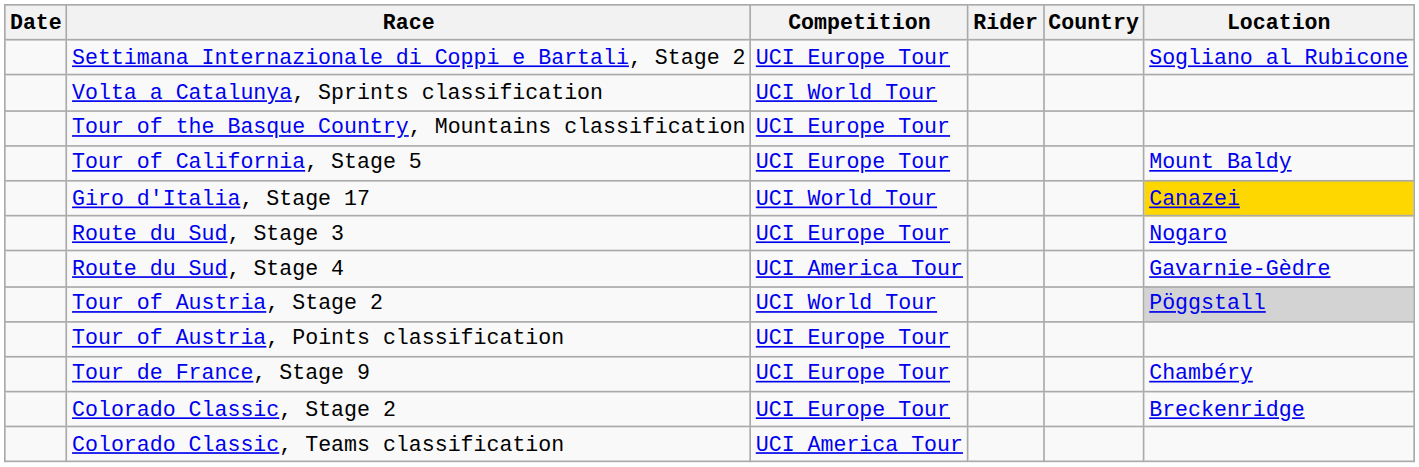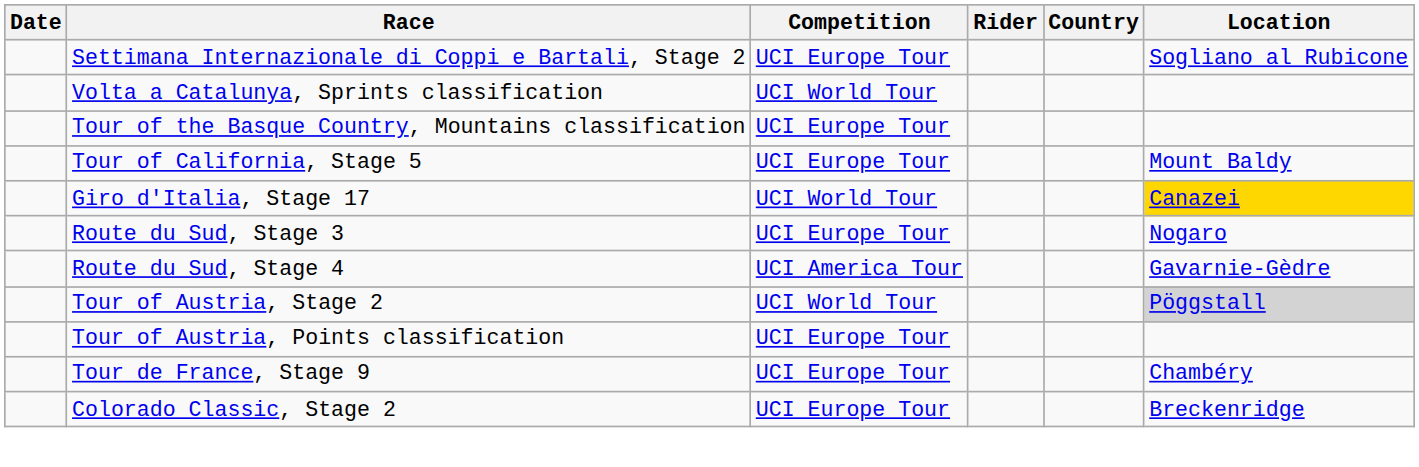- row: (318, 444)
